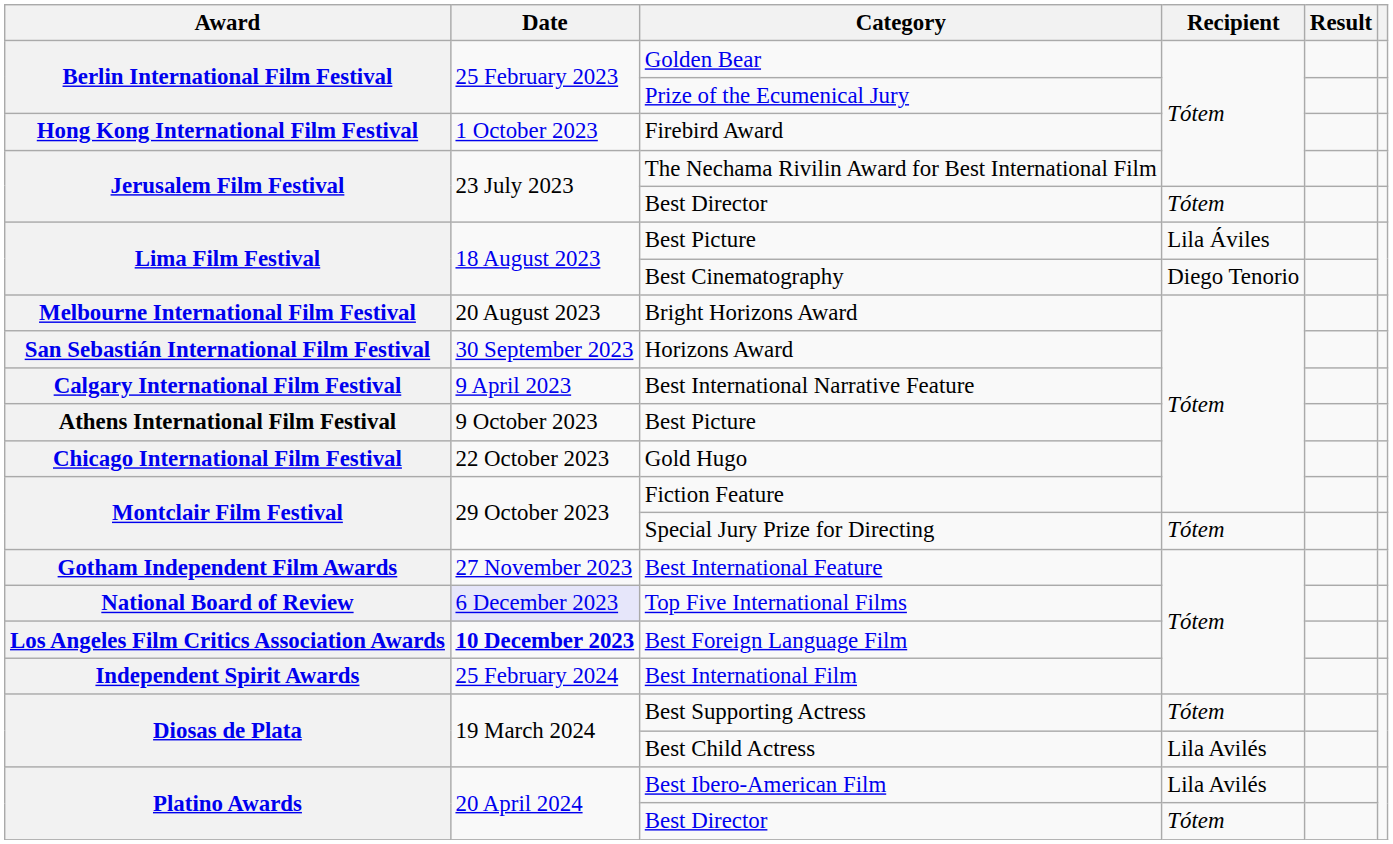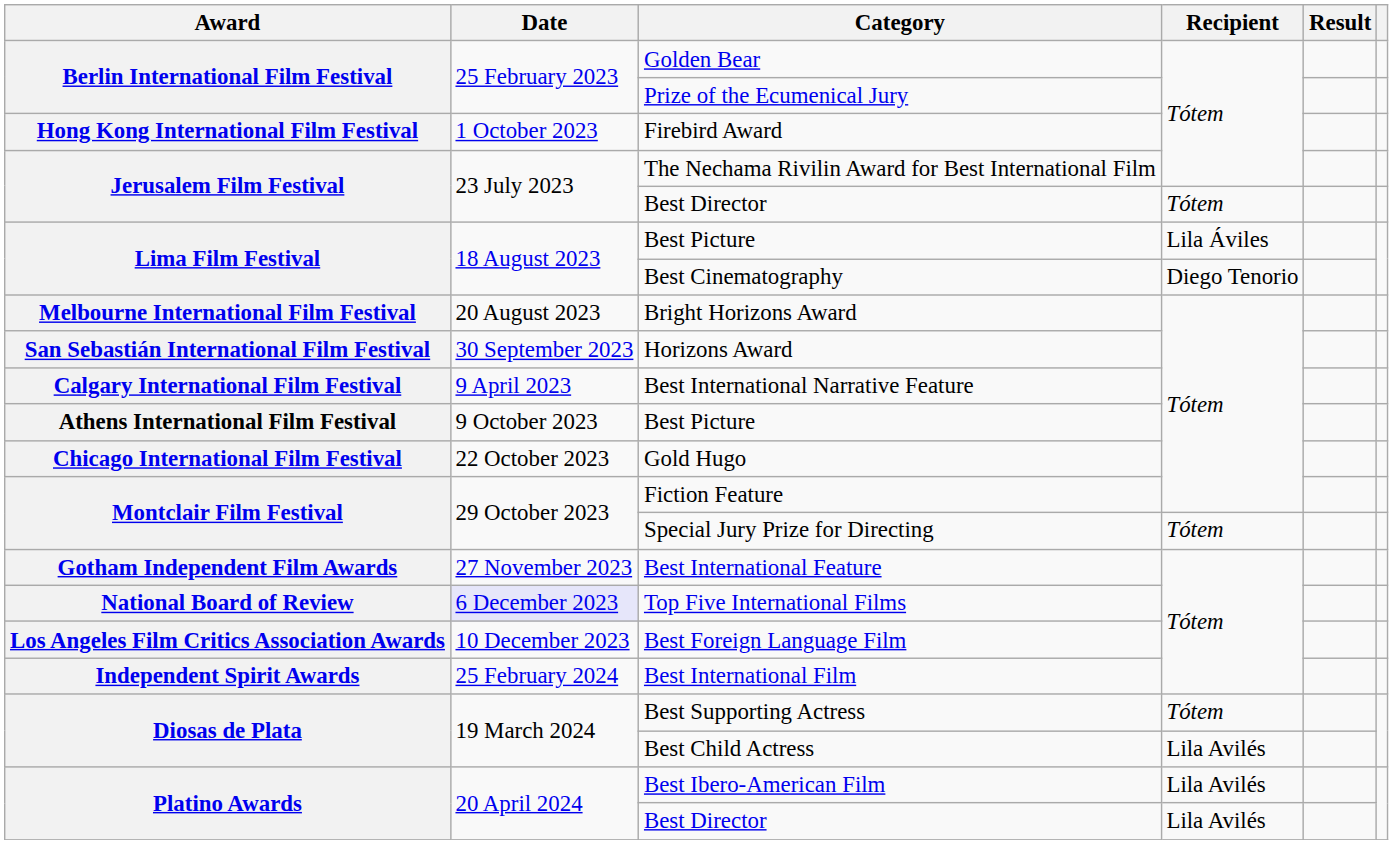(545, 639) bold -> (543, 639) normal
(1196, 820) Tótem -> (1216, 820) Lila Avilés
